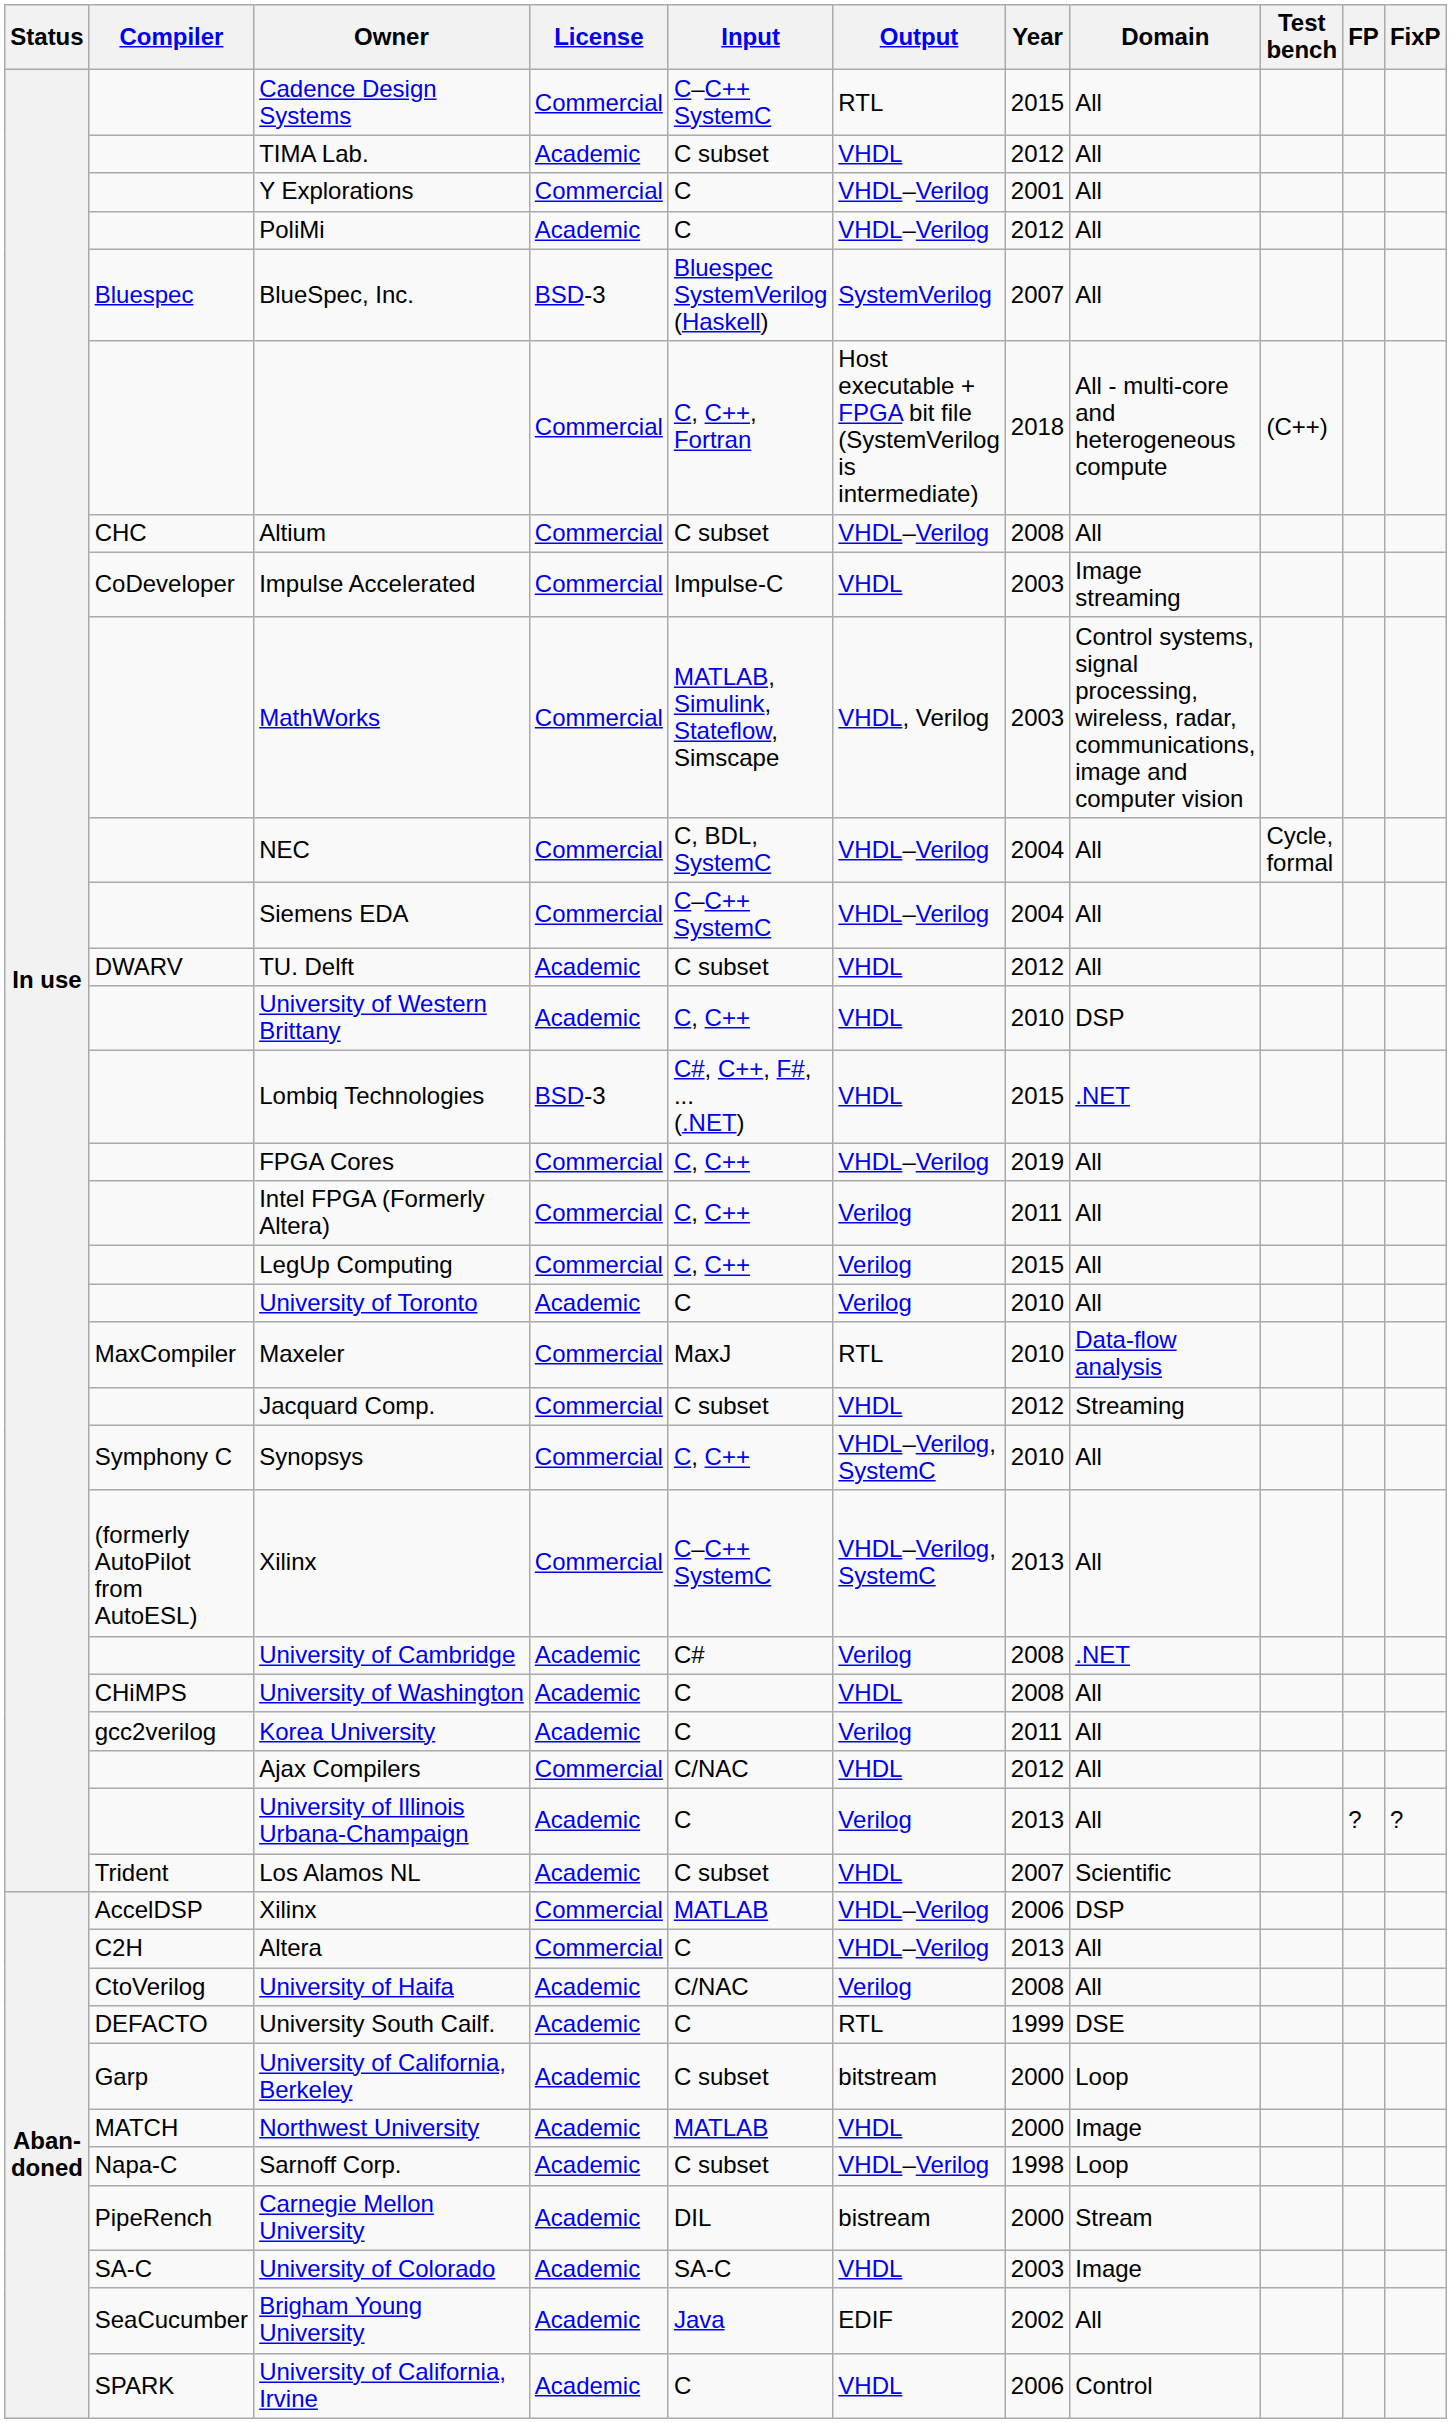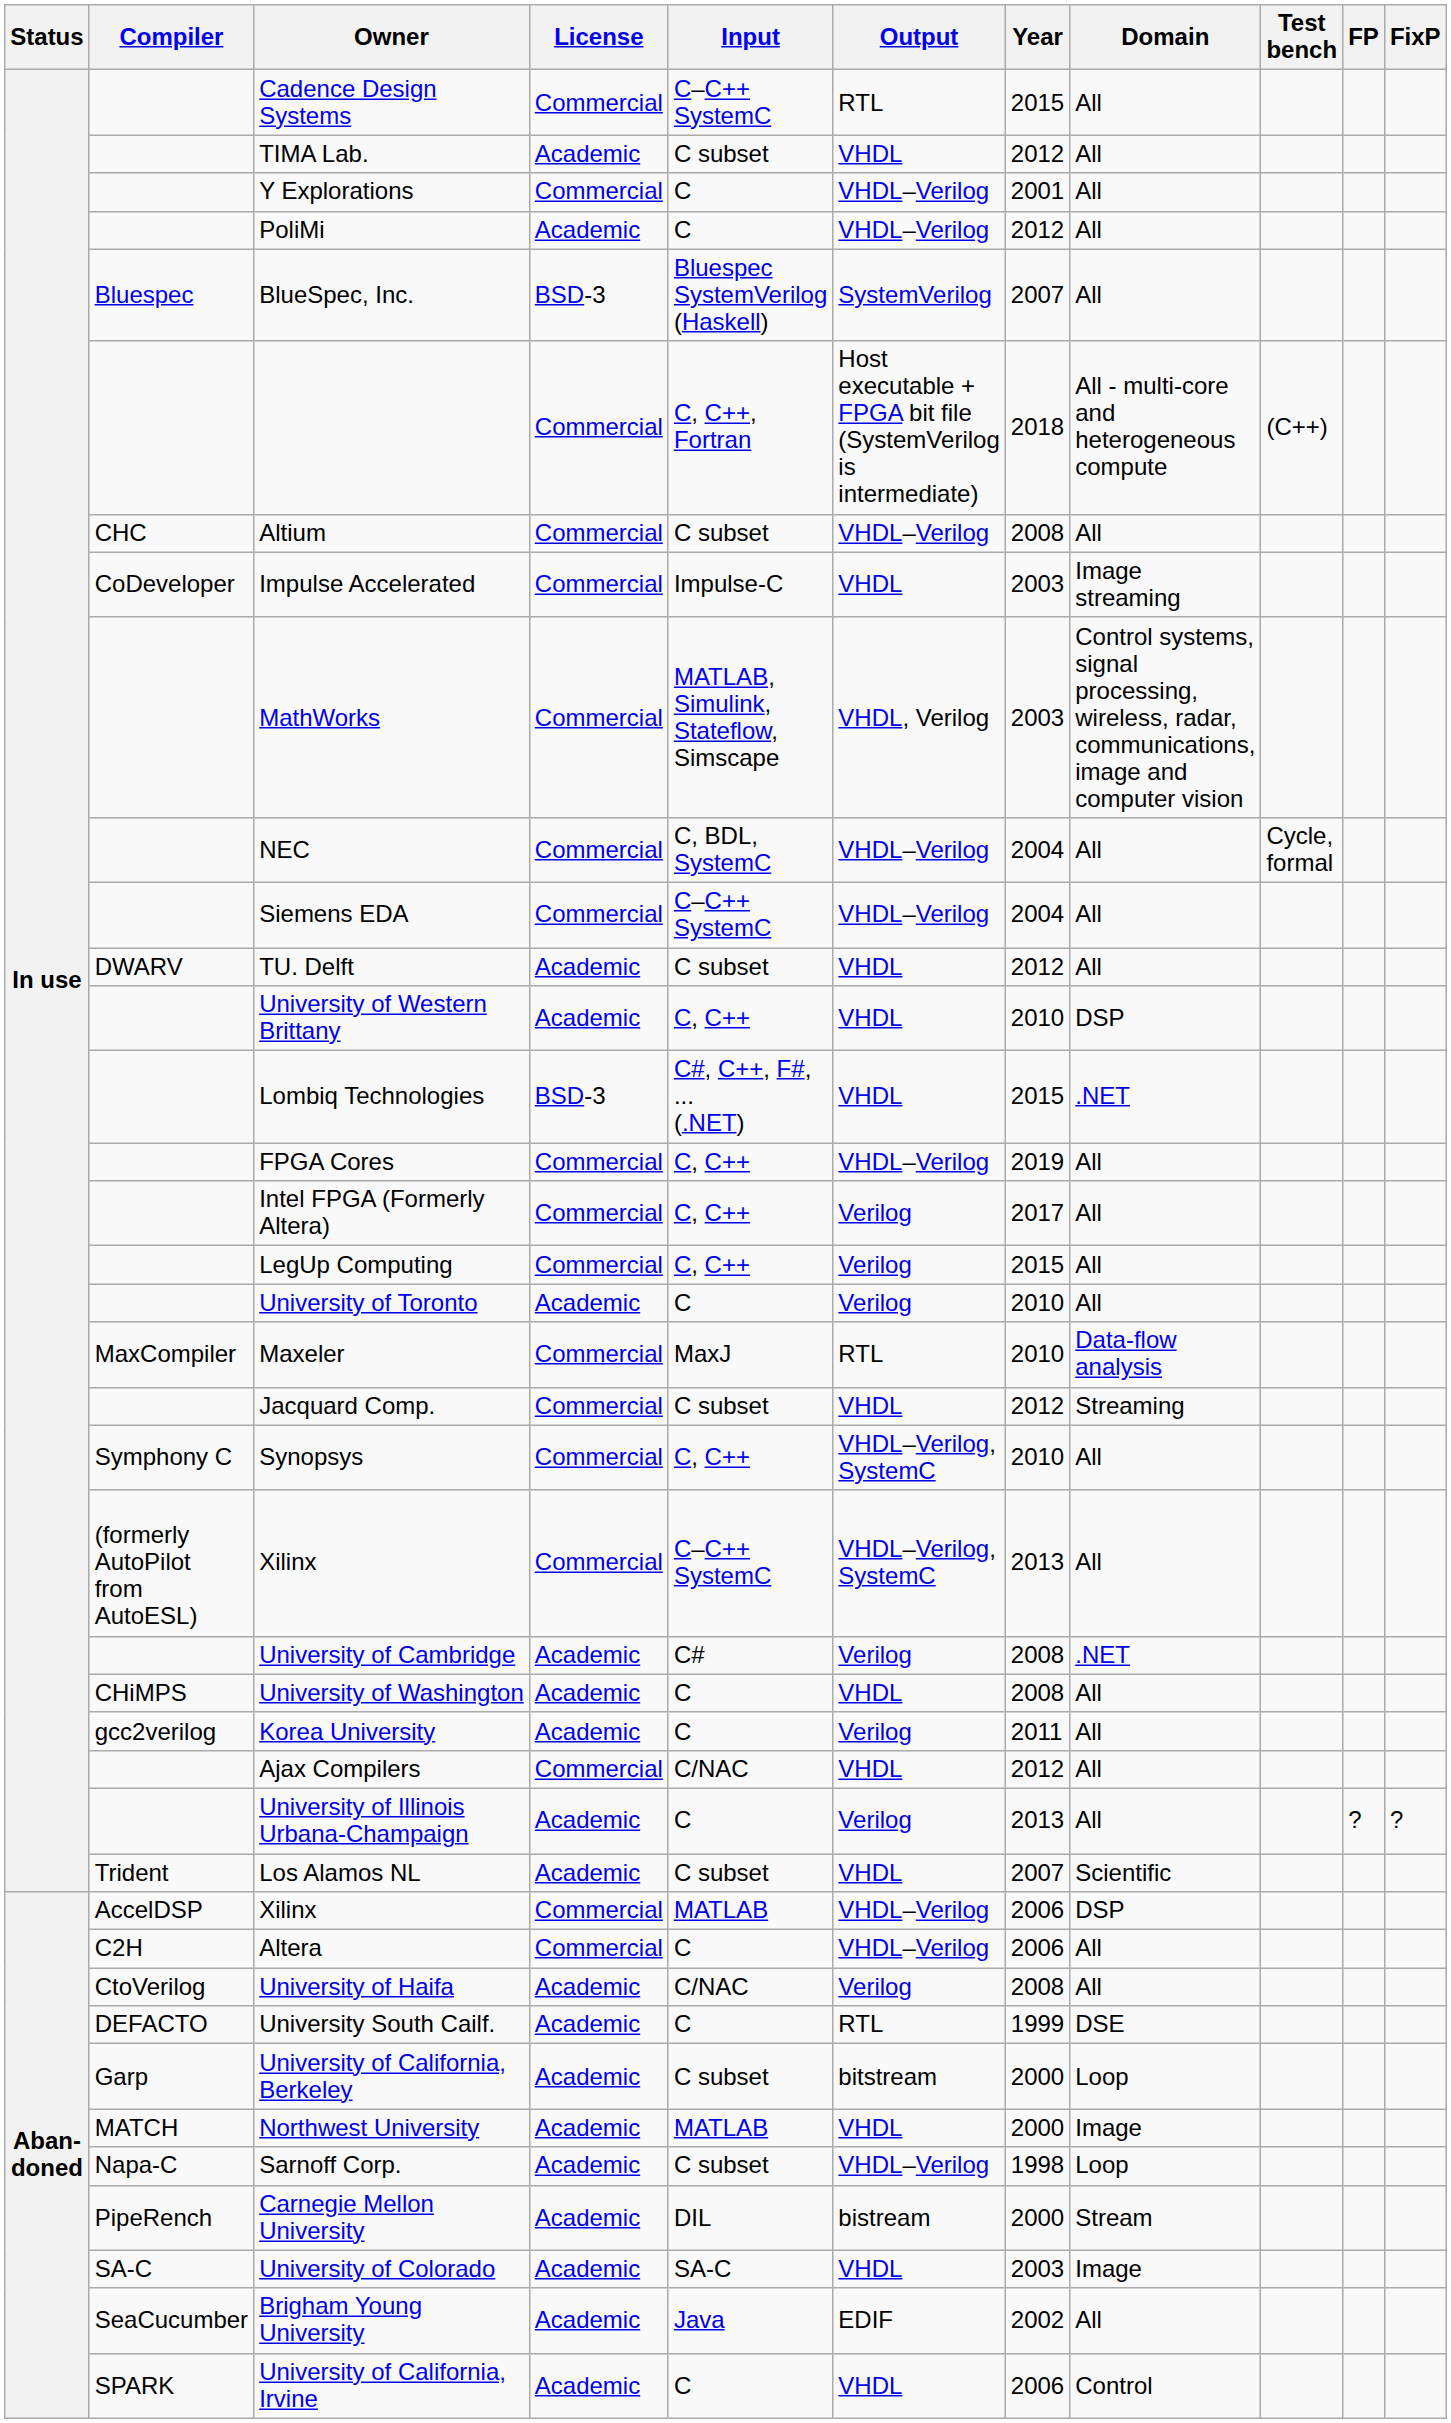(1037, 1213) 2011 -> (1038, 1213) 2017
(1038, 1948) 2013 -> (1038, 1948) 2006
